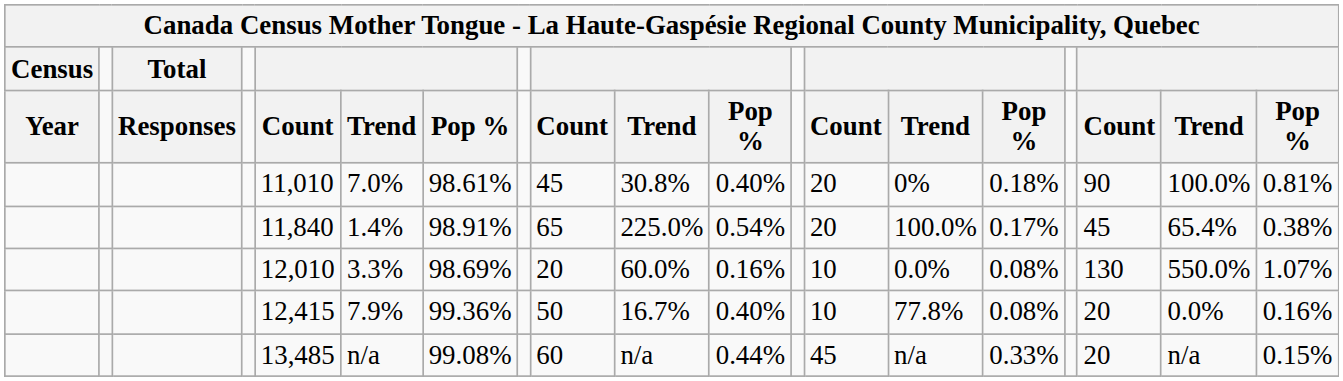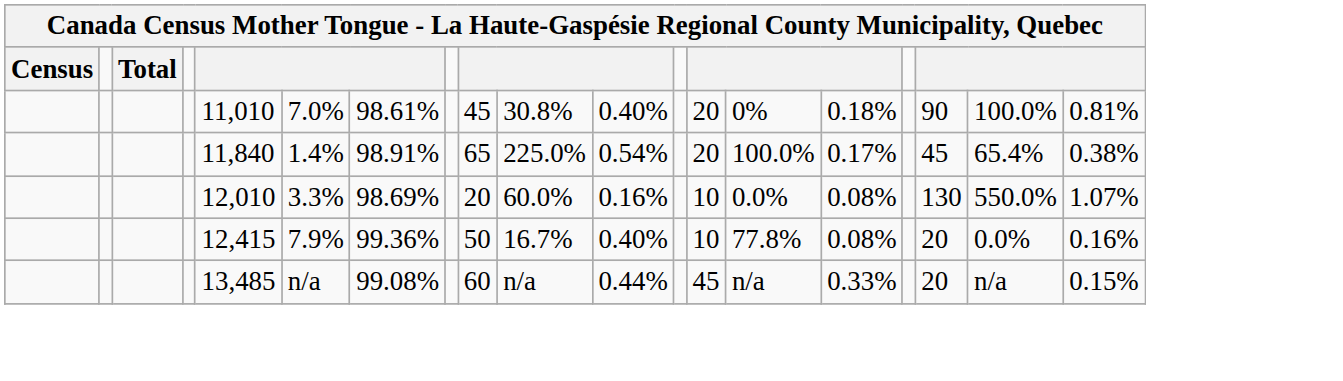- row: (52, 126)
